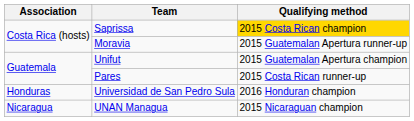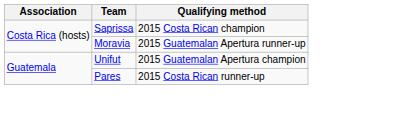(303, 28) gold background -> (201, 28) no background
- row: (165, 92)
- row: (131, 108)
